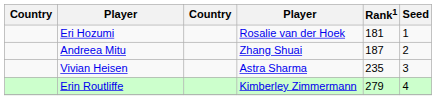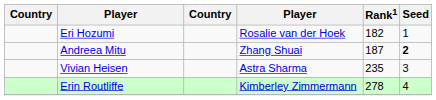(375, 33) 181 -> (375, 33) 182
(406, 51) normal -> (406, 51) bold
(375, 86) 279 -> (375, 86) 278
